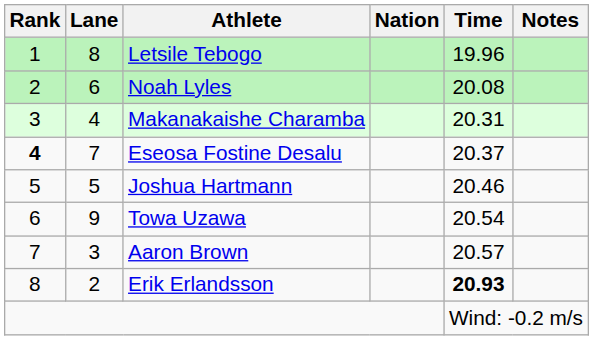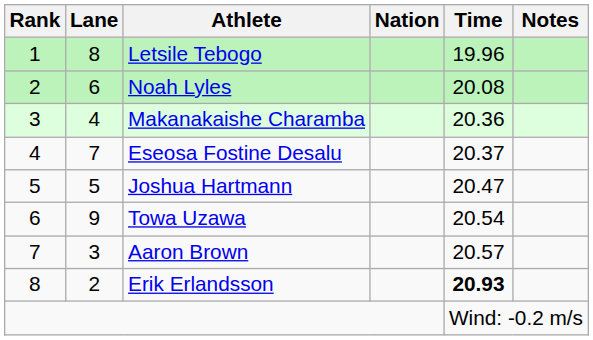(478, 119) 20.31 -> (478, 119) 20.36
(35, 152) bold -> (35, 152) normal
(478, 185) 20.46 -> (478, 185) 20.47
